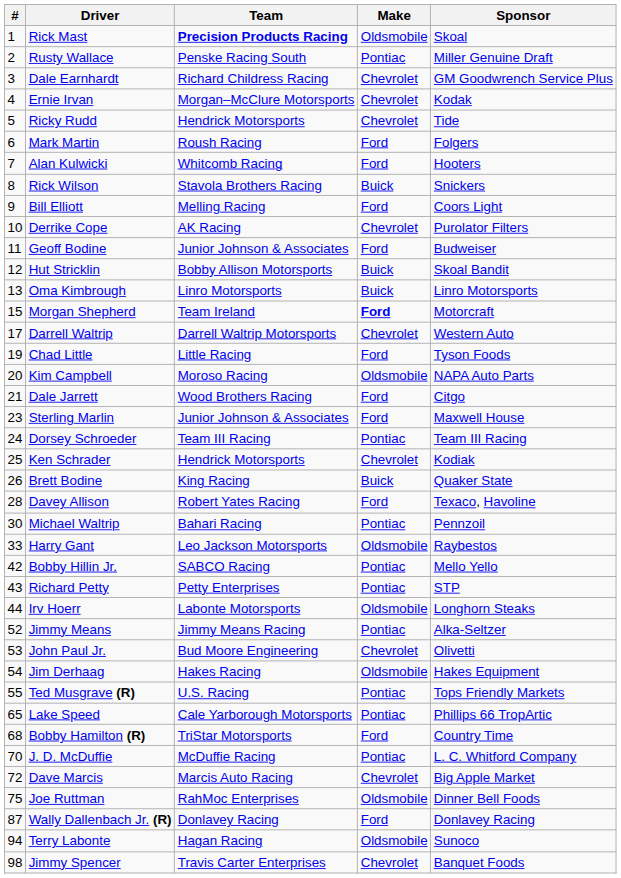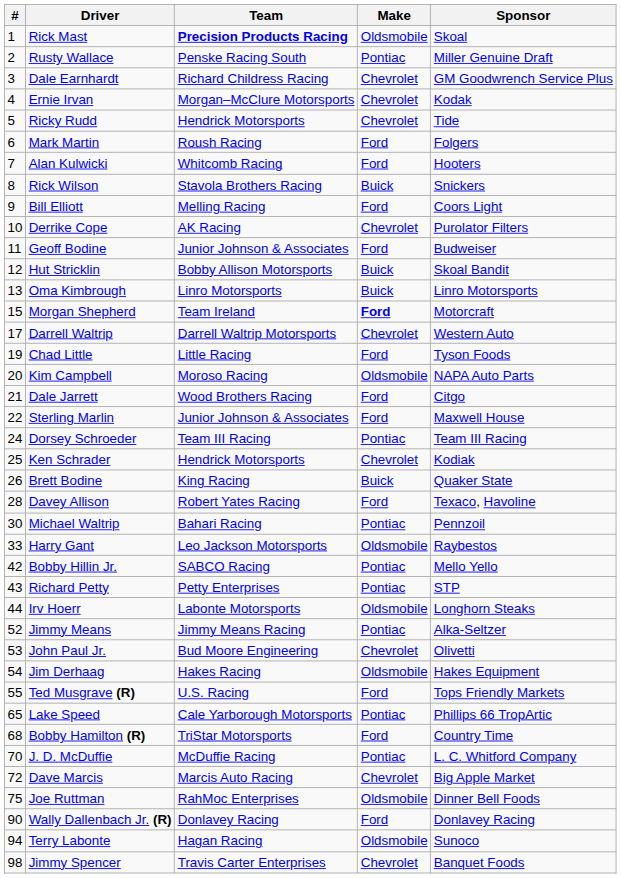(15, 418) 23 -> (15, 418) 22
(383, 693) Pontiac -> (374, 693) Ford
(15, 820) 87 -> (15, 820) 90
